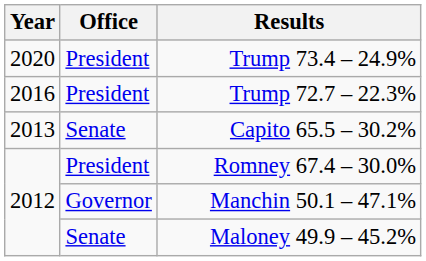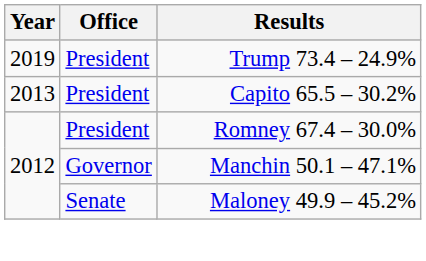(32, 58) 2020 -> (32, 58) 2019
- row: (323, 93)
(95, 129) Senate -> (107, 93) President
